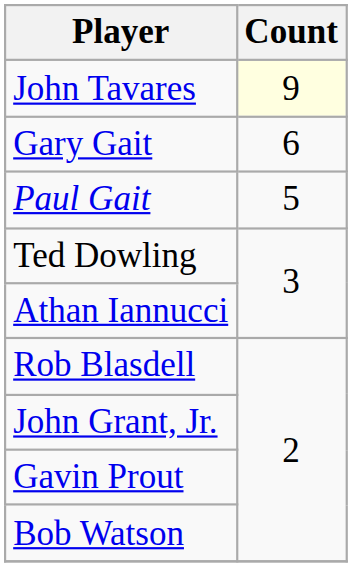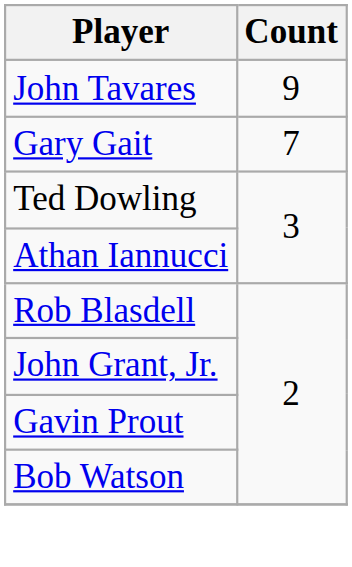(291, 87) lightyellow background -> (291, 87) no background
(291, 143) 6 -> (291, 143) 7
- row: (82, 198)
